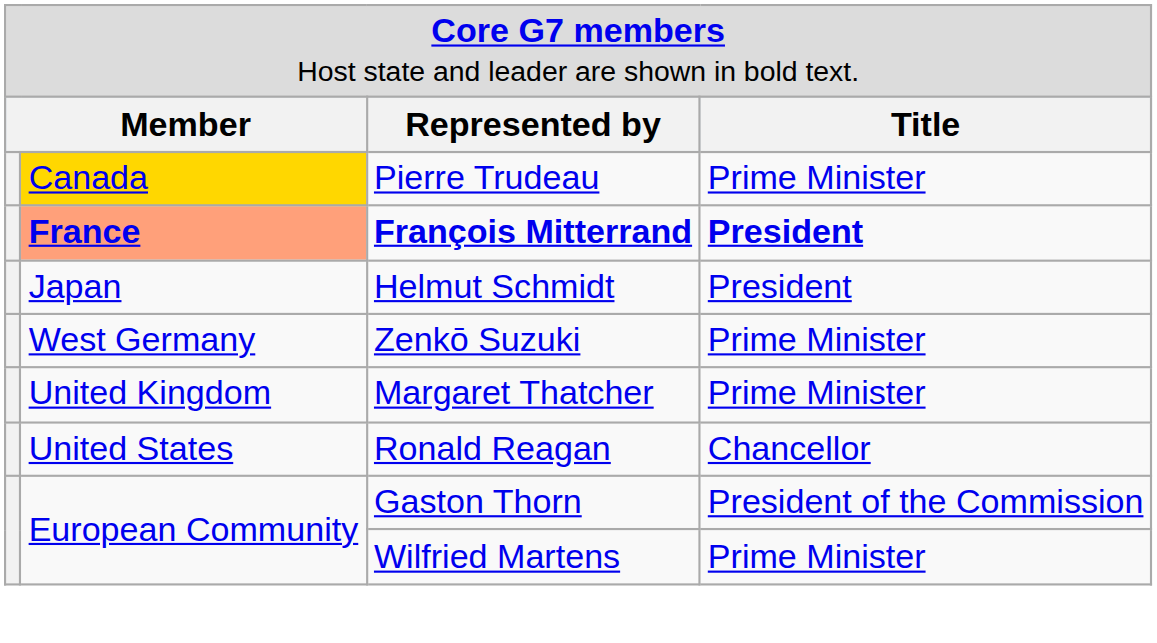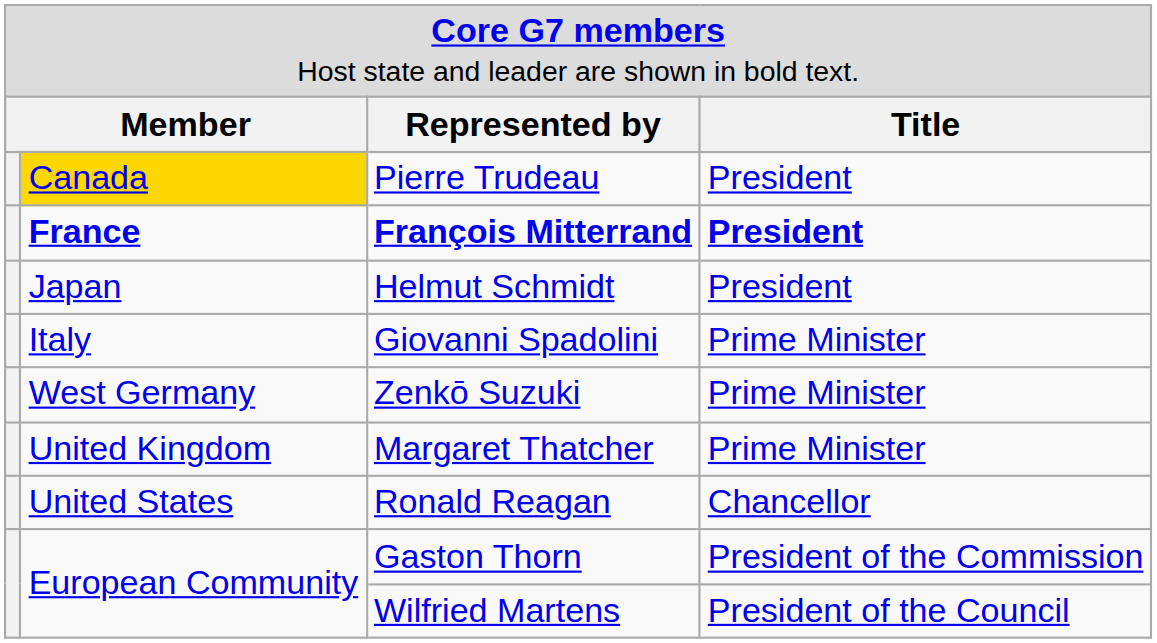(817, 177) Prime Minister -> (780, 177) President
(85, 232) lightsalmon background -> (85, 232) no background
+ row: (516, 340)
(817, 556) Prime Minister -> (889, 610) President of the Council
